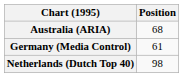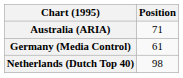(157, 30) 68 -> (157, 30) 71
